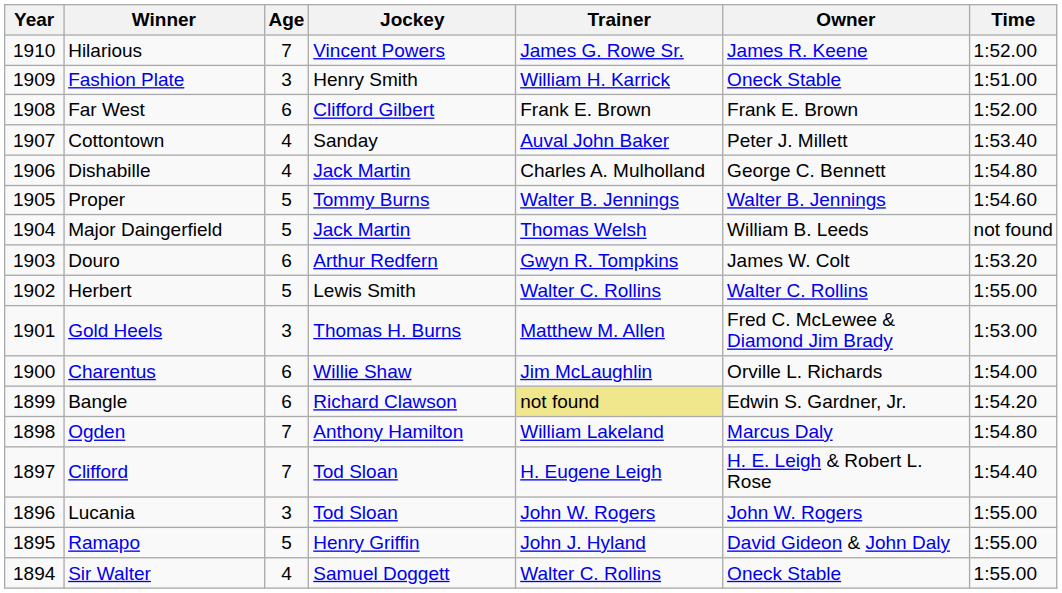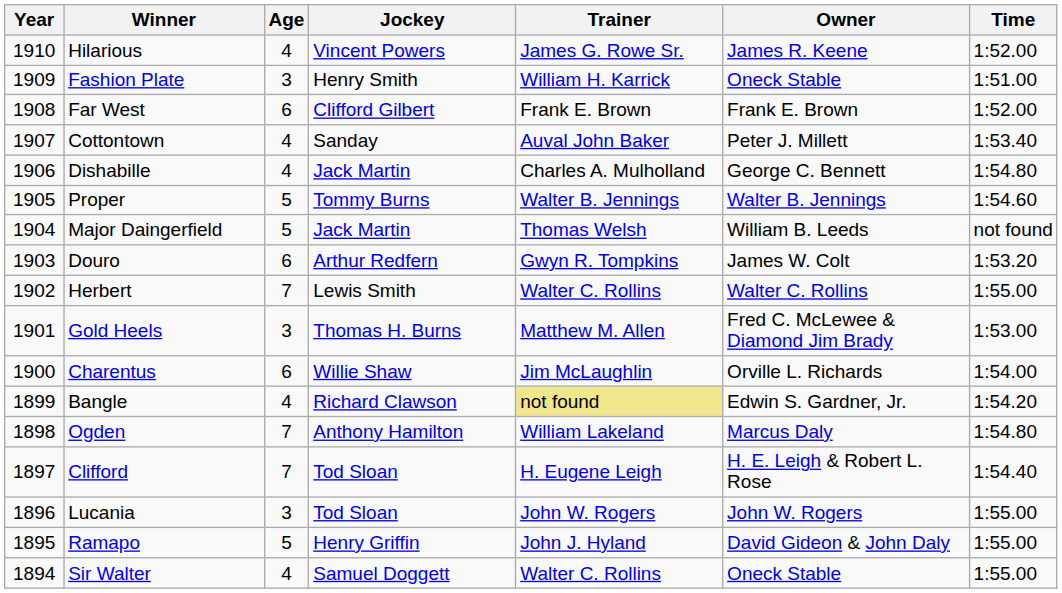(286, 50) 7 -> (286, 50) 4
(286, 290) 5 -> (286, 290) 7
(286, 402) 6 -> (286, 402) 4
